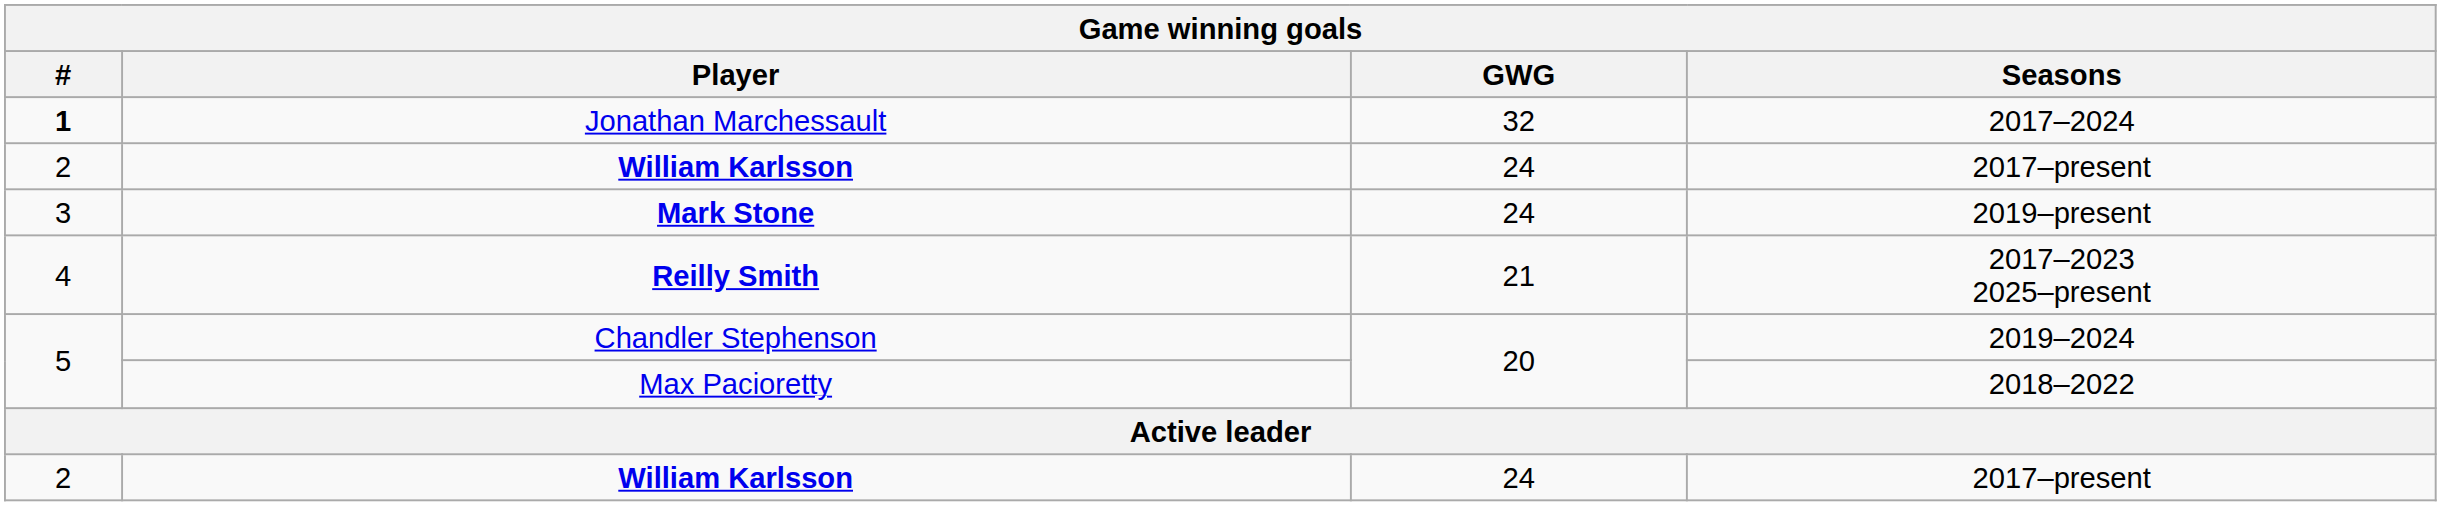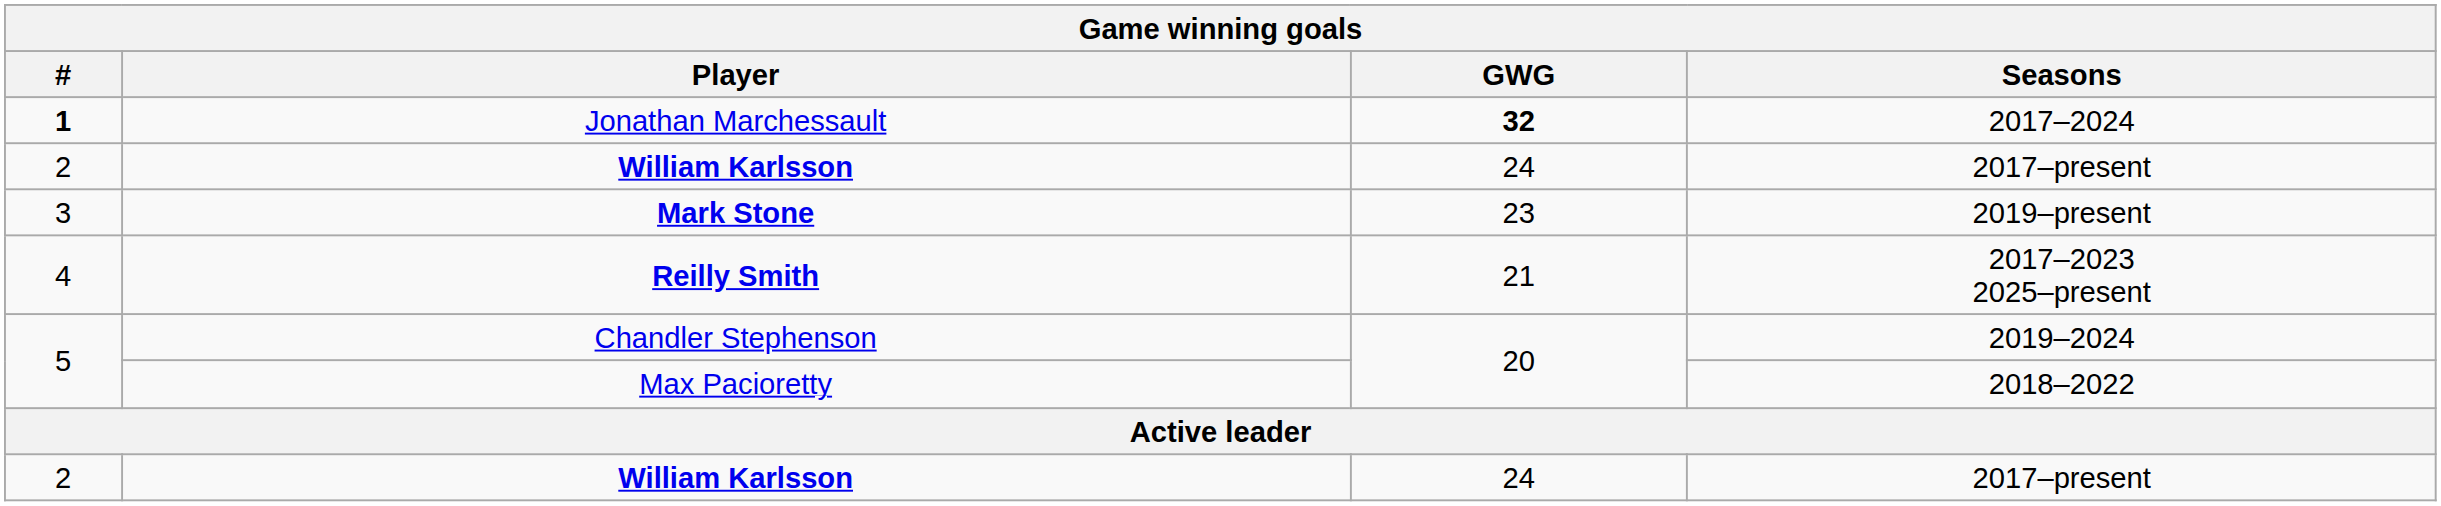(1519, 121) normal -> (1519, 121) bold
(1519, 213) 24 -> (1519, 213) 23
